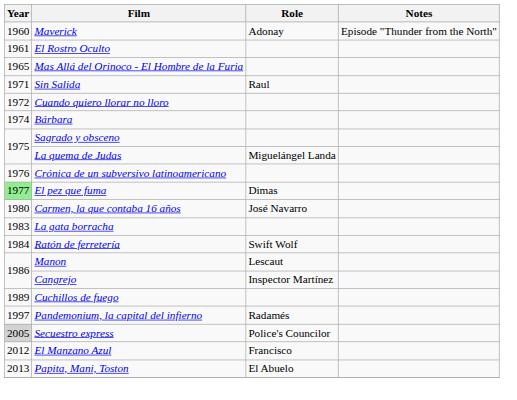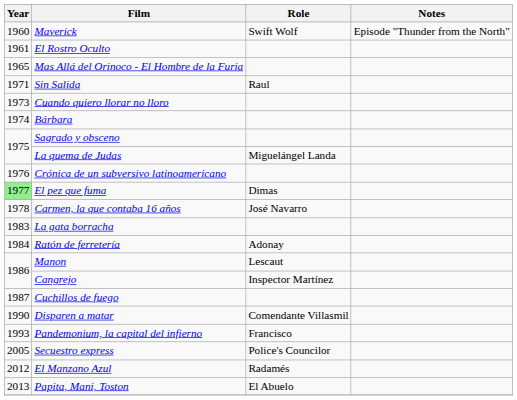(266, 31) Adonay -> (273, 31) Swift Wolf
(18, 102) 1972 -> (18, 102) 1973
(18, 208) 1980 -> (18, 208) 1978
(273, 244) Swift Wolf -> (266, 244) Adonay
(18, 297) 1989 -> (18, 297) 1987
+ row: (74, 315)
(18, 315) 1997 -> (18, 333) 1993
(269, 315) Radamés -> (270, 333) Francisco
(18, 333) lightgrey background -> (18, 350) no background
(270, 350) Francisco -> (269, 368) Radamés
